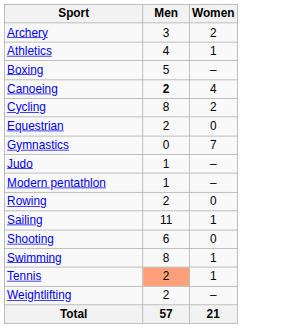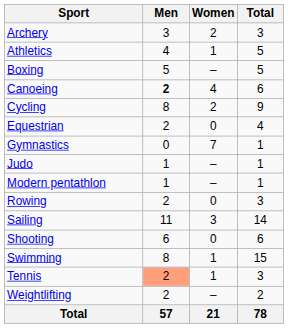+ column: (260, 13)
(213, 220) 1 -> (213, 220) 3
